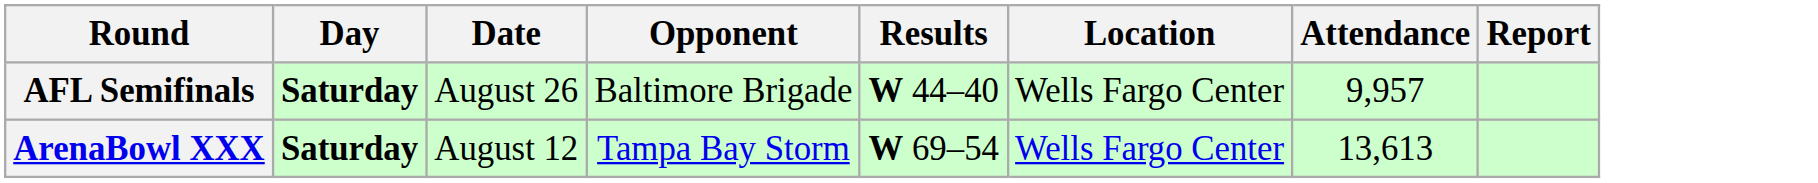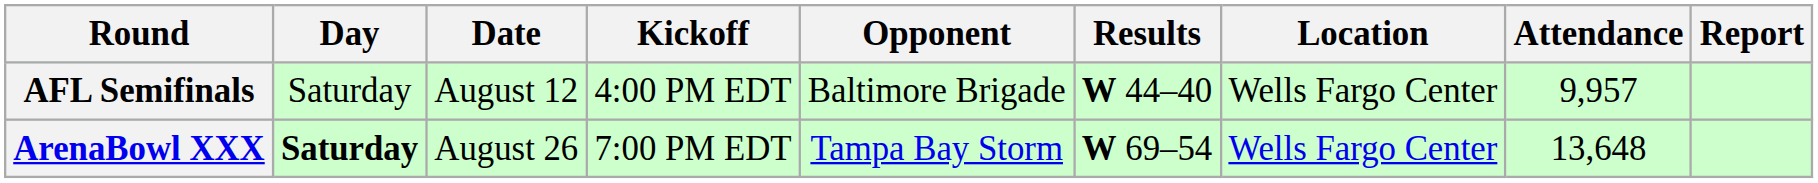+ column: (693, 33)
(350, 90) bold -> (350, 90) normal
(506, 90) August 26 -> (506, 90) August 12
(506, 148) August 12 -> (506, 148) August 26
(1385, 148) 13,613 -> (1599, 148) 13,648
